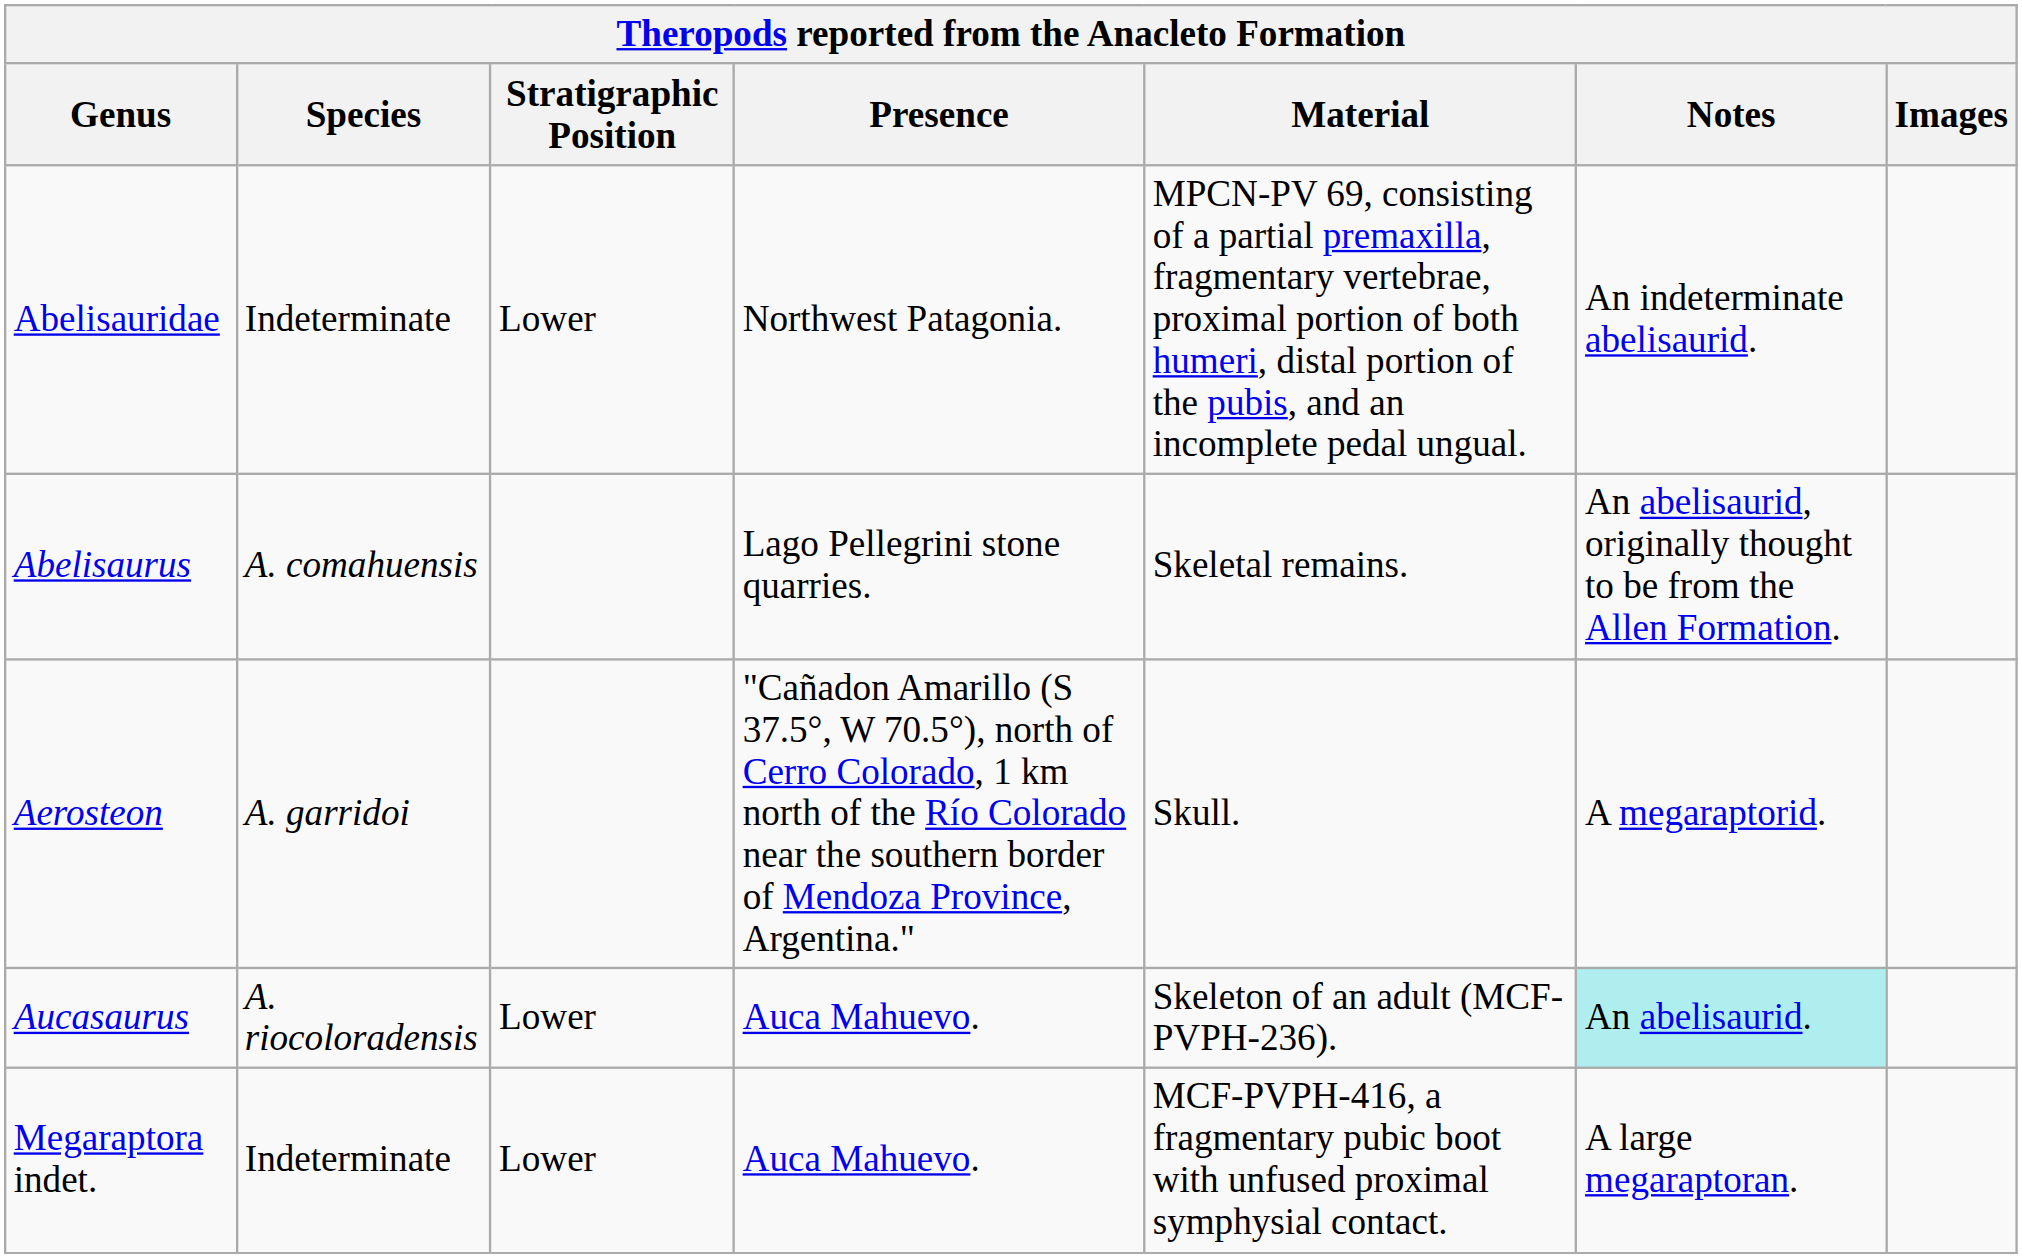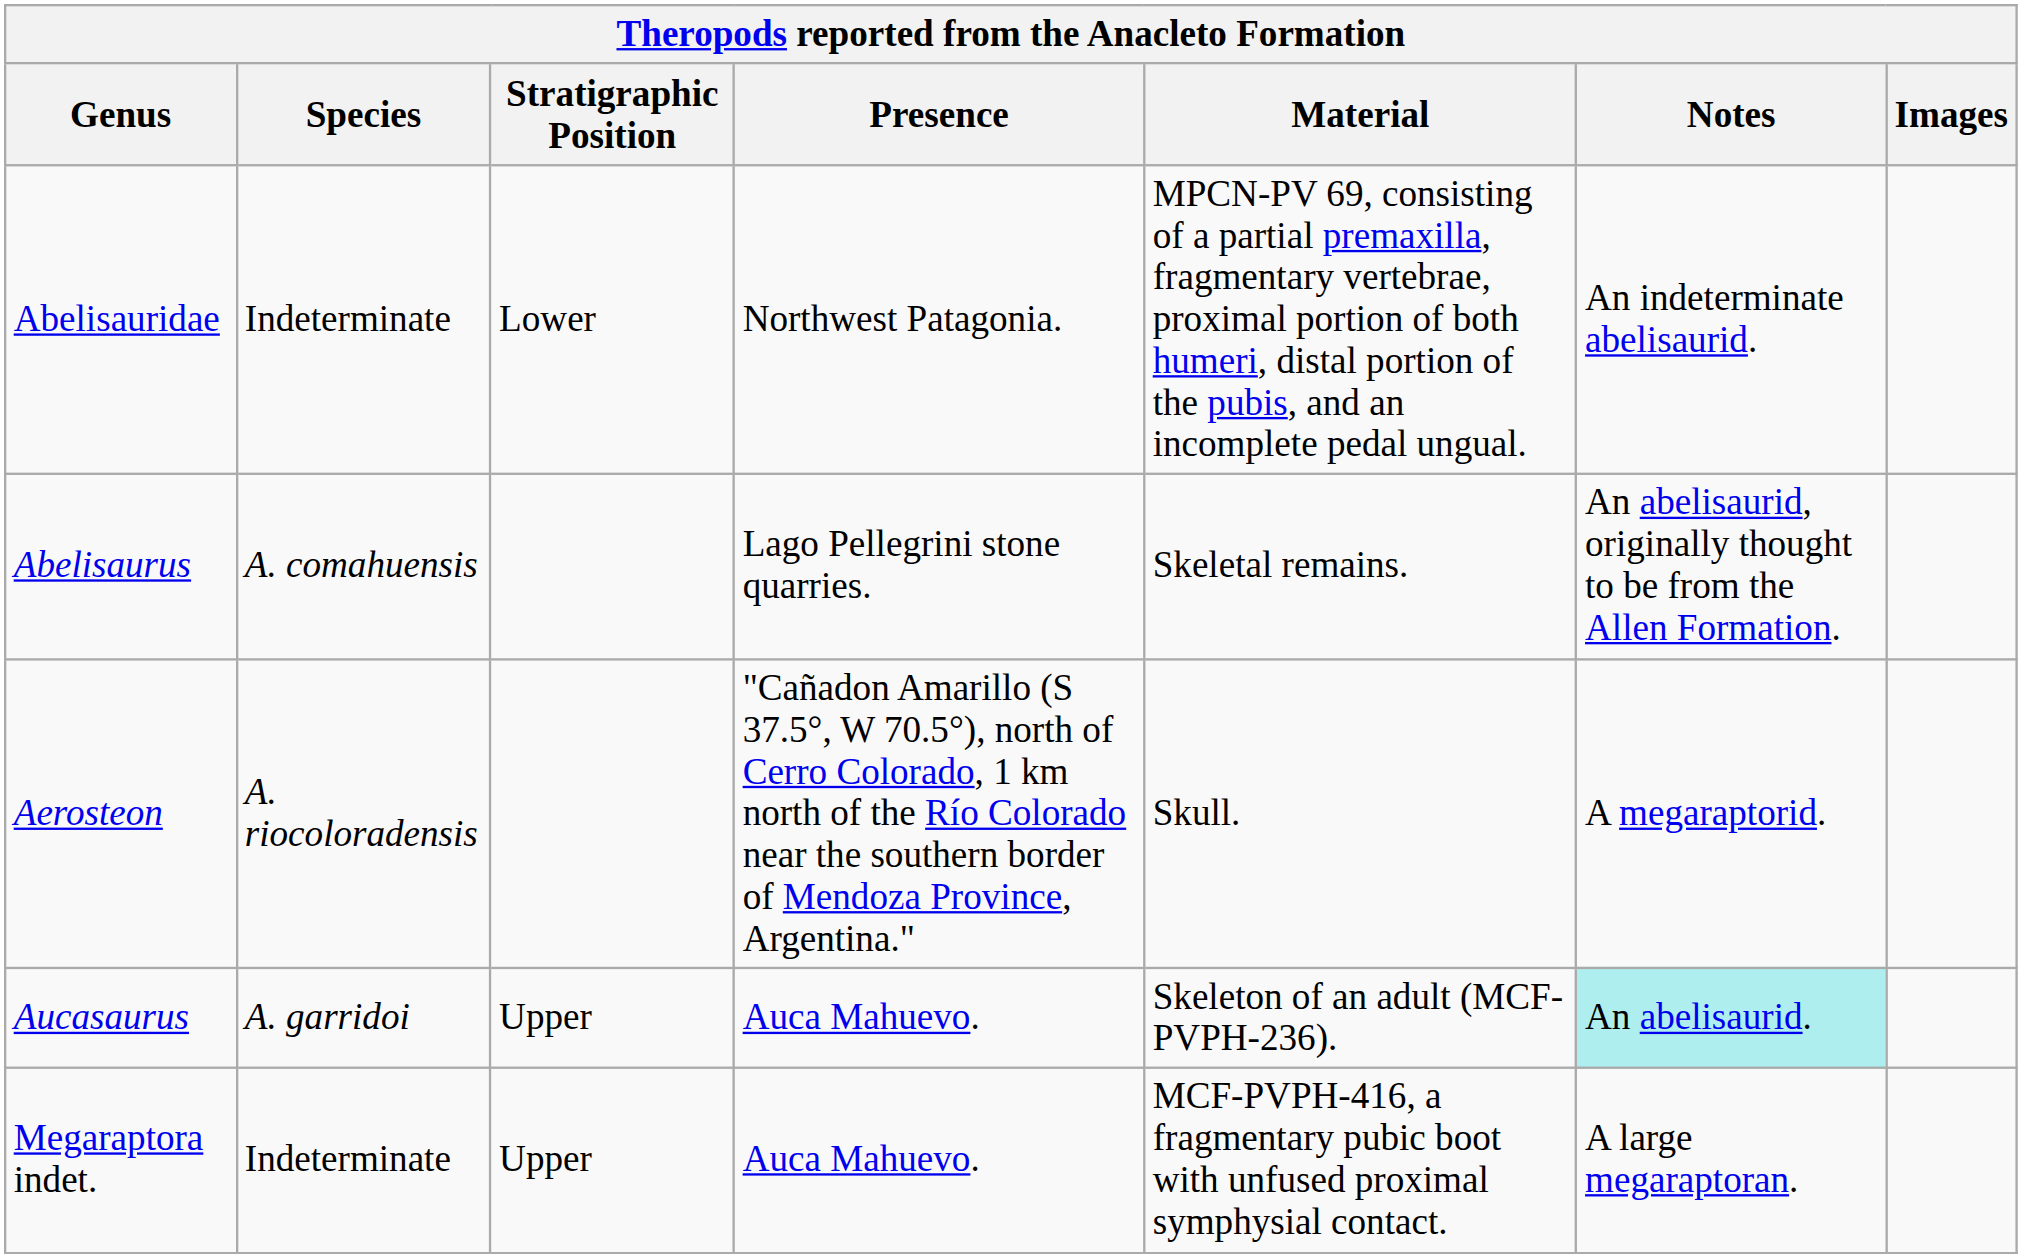(327, 812) A. garridoi -> (361, 812) A. riocoloradensis
(361, 1017) A. riocoloradensis -> (327, 1017) A. garridoi
(548, 1017) Lower -> (545, 1017) Upper
(548, 1159) Lower -> (545, 1159) Upper
